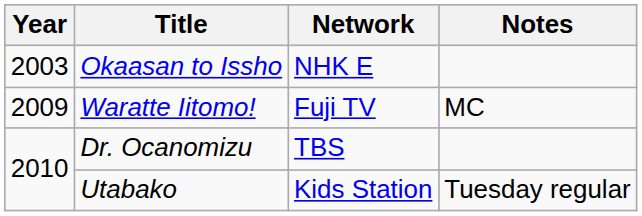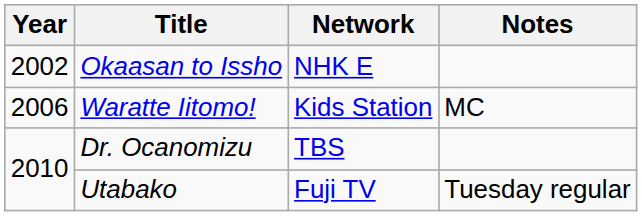(40, 66) 2003 -> (40, 66) 2002
(40, 107) 2009 -> (40, 107) 2006
(335, 107) Fuji TV -> (363, 107) Kids Station
(363, 189) Kids Station -> (335, 189) Fuji TV
